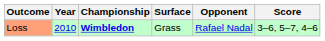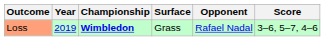(65, 28) 2010 -> (65, 28) 2019
